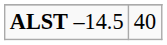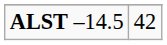(145, 22) 40 -> (145, 22) 42
